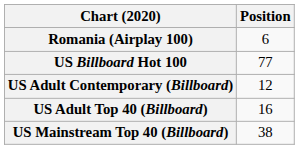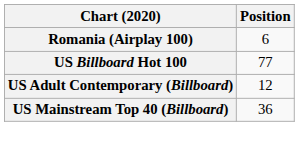- row: (121, 109)
(265, 132) 38 -> (265, 109) 36
